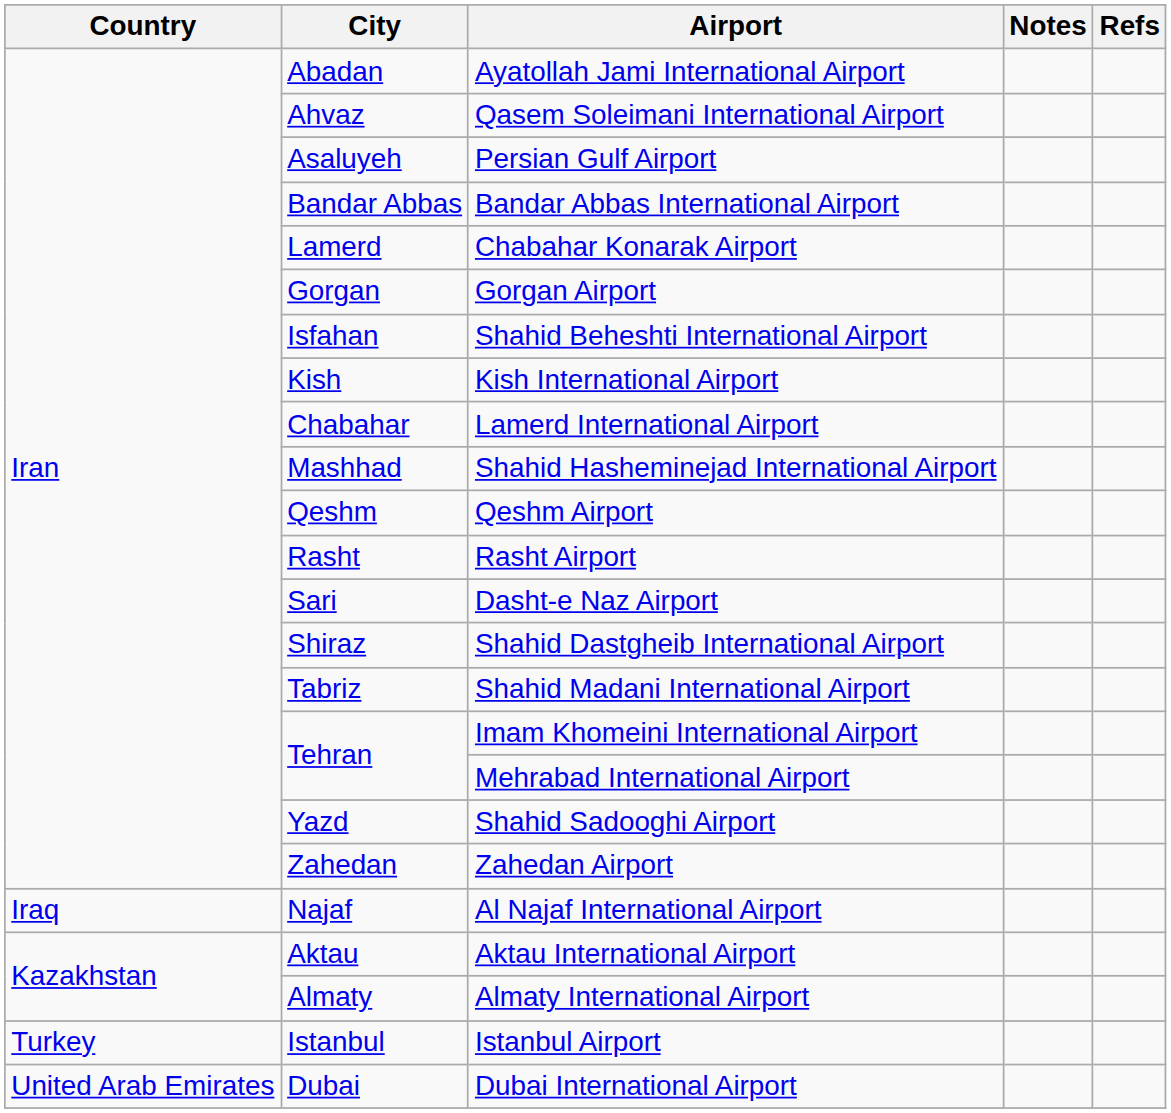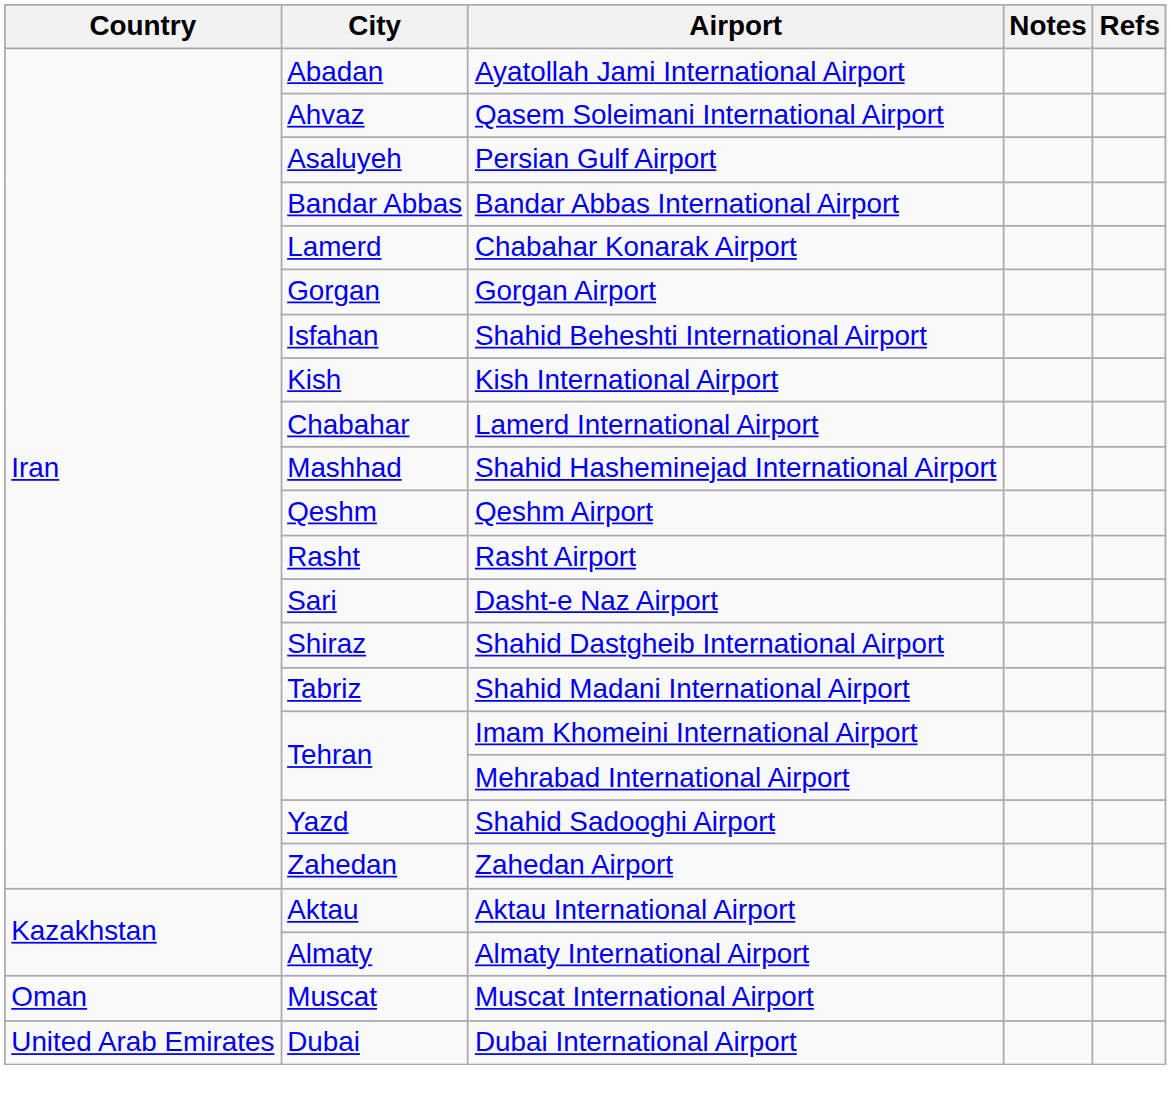- row: (648, 909)
+ row: (644, 997)
- row: (568, 1042)
